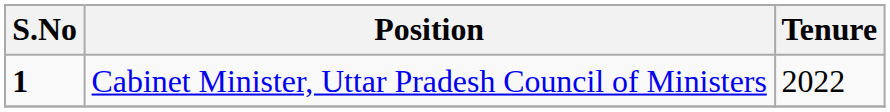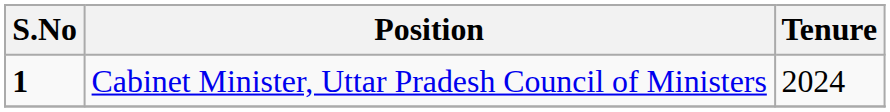(813, 80) 2022 -> (813, 80) 2024
